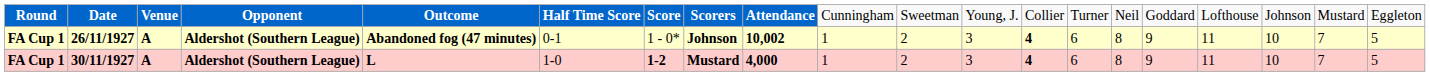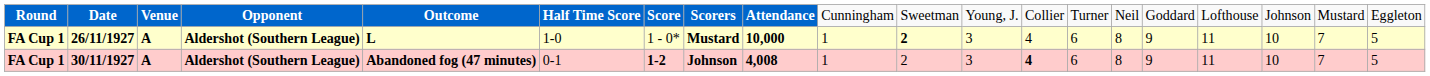(451, 37) Abandoned fog (47 minutes) -> (371, 37) L
(552, 37) 0-1 -> (552, 37) 1-0
(712, 37) Johnson -> (713, 37) Mustard
(765, 37) 10,002 -> (765, 37) 10,000
(904, 37) normal -> (904, 37) bold
(1028, 37) bold -> (1028, 37) normal
(371, 60) L -> (451, 60) Abandoned fog (47 minutes)
(552, 60) 1-0 -> (552, 60) 0-1
(713, 60) Mustard -> (712, 60) Johnson
(762, 60) 4,000 -> (762, 60) 4,008
